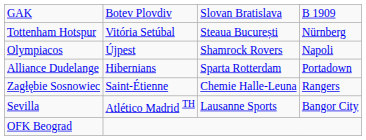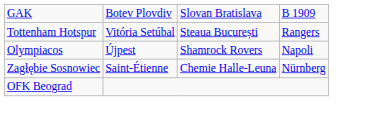(324, 31) Nürnberg -> (301, 31) Rangers
- row: (53, 68)
(321, 86) Rangers -> (304, 68) Nürnberg
- row: (23, 106)
